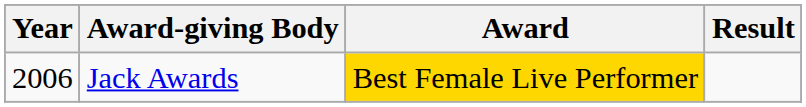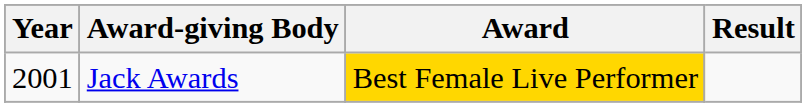(42, 76) 2006 -> (42, 76) 2001
